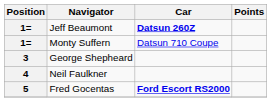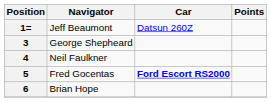(166, 27) bold -> (165, 27) normal
- row: (80, 43)
+ row: (74, 89)
